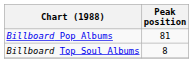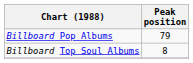(165, 36) 81 -> (165, 36) 79
